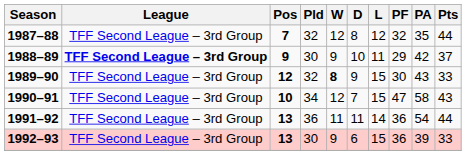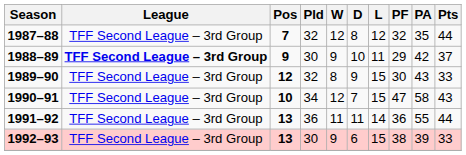(333, 77) bold -> (333, 77) normal
(422, 118) 54 -> (422, 118) 55
(399, 139) 36 -> (399, 139) 38
